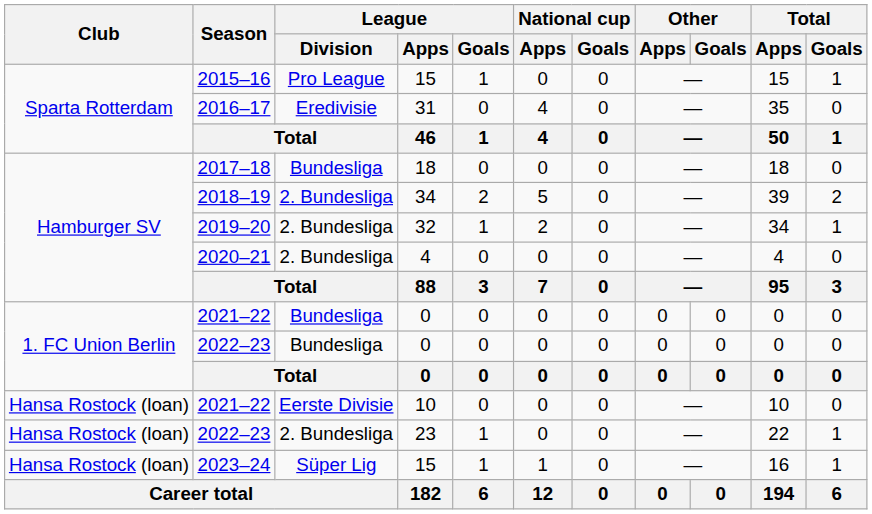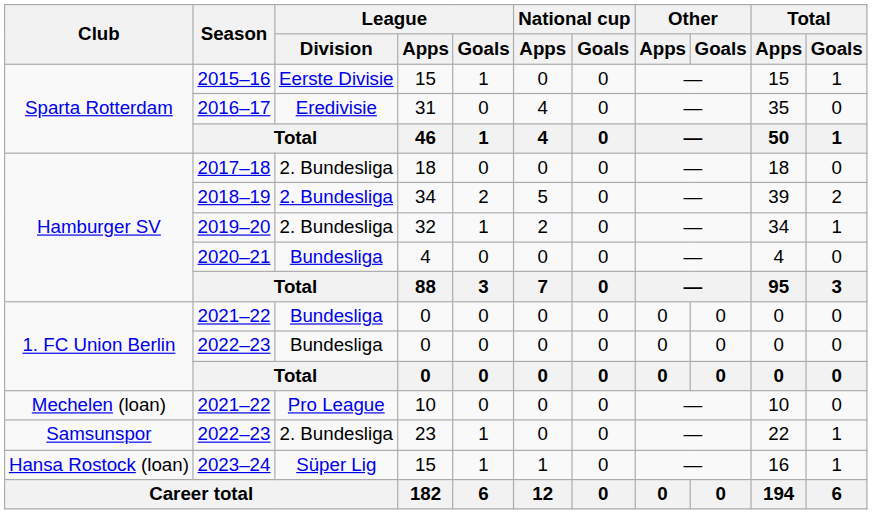(336, 78) Pro League -> (336, 78) Eerste Divisie
(336, 167) Bundesliga -> (336, 167) 2. Bundesliga
(336, 256) 2. Bundesliga -> (336, 256) Bundesliga
(99, 405) Hansa Rostock (loan) -> (99, 405) Mechelen (loan)
(336, 405) Eerste Divisie -> (336, 405) Pro League
(99, 434) Hansa Rostock (loan) -> (99, 434) Samsunspor
